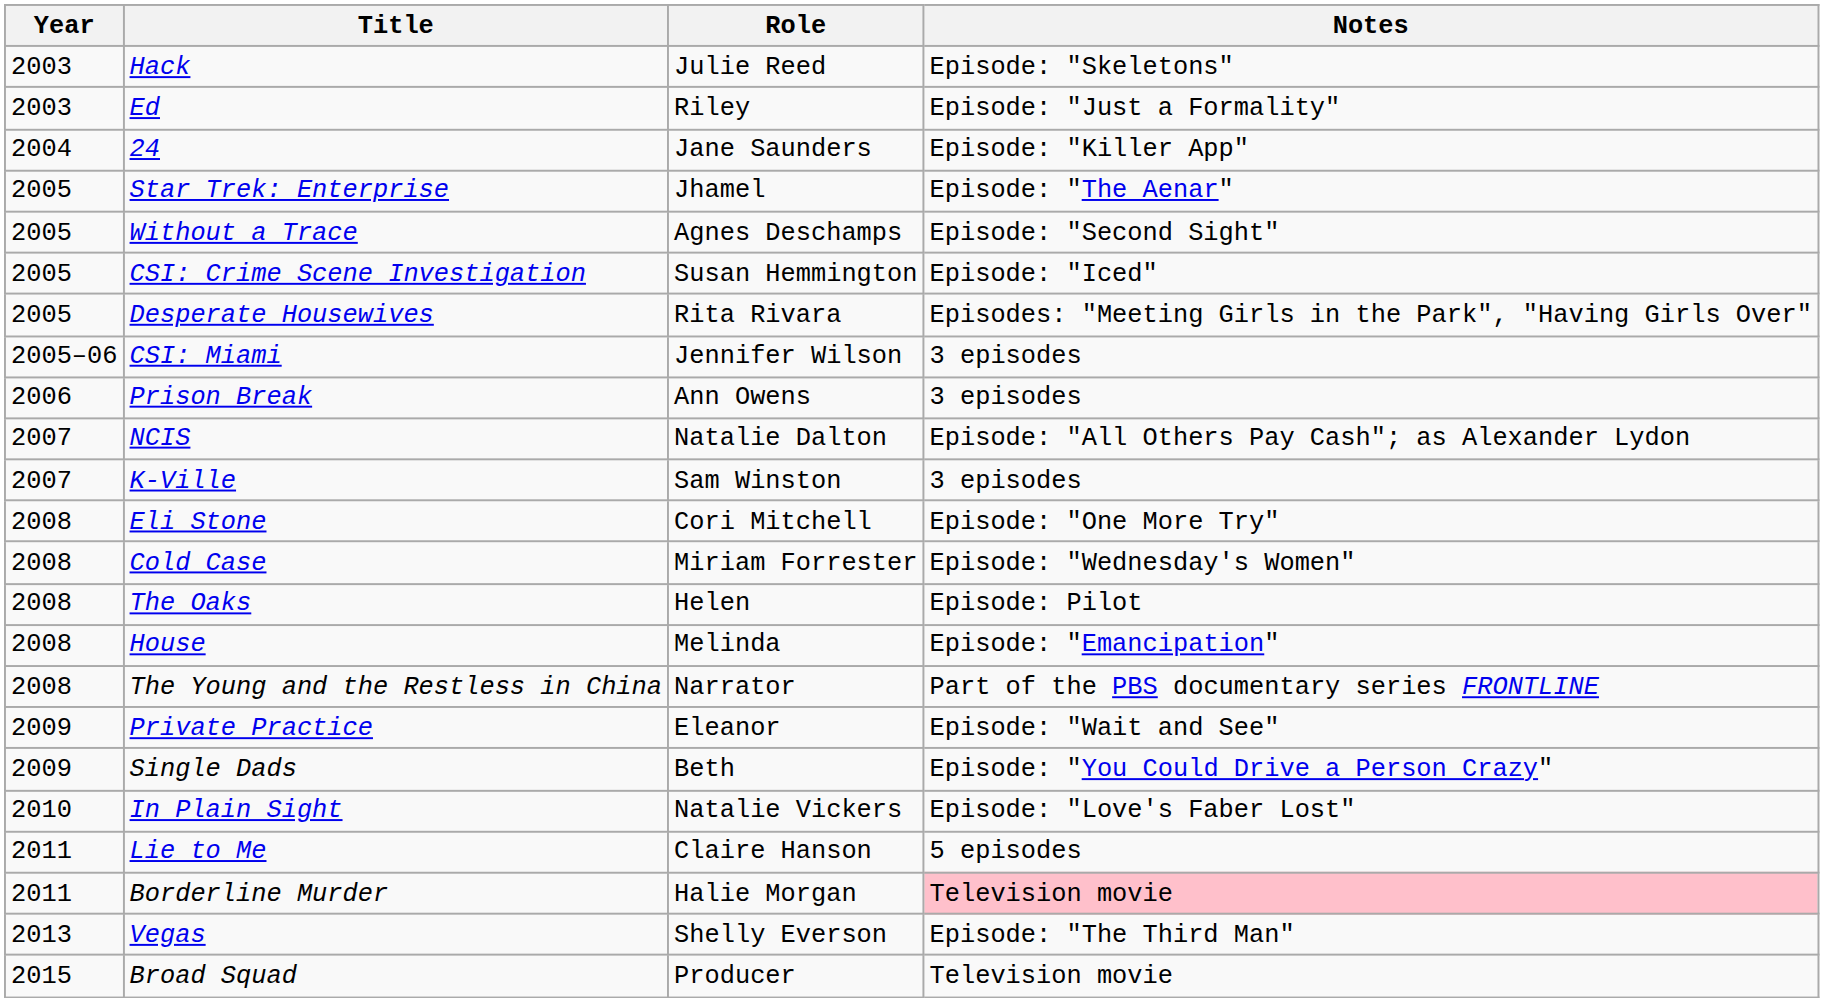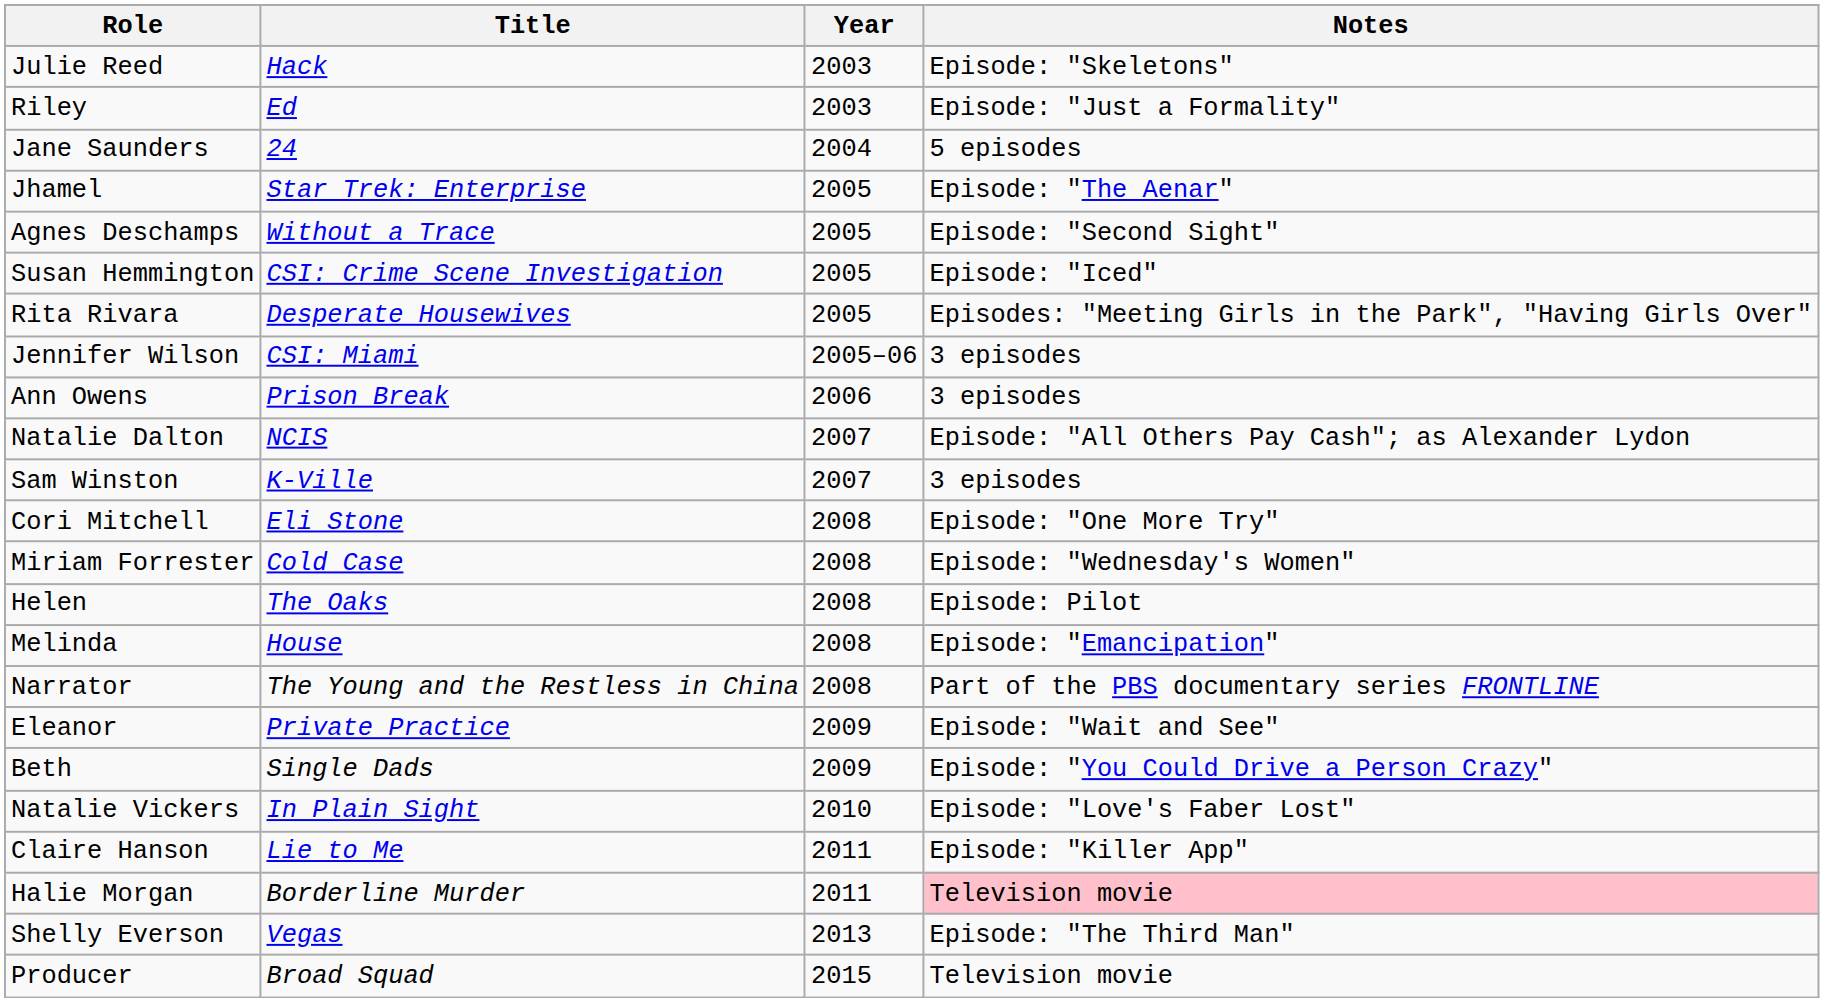columns swapped: (64, 26) <-> (796, 26)
(1089, 150) Episode: "Killer App" -> (1006, 150) 5 episodes
(1006, 852) 5 episodes -> (1089, 852) Episode: "Killer App"
